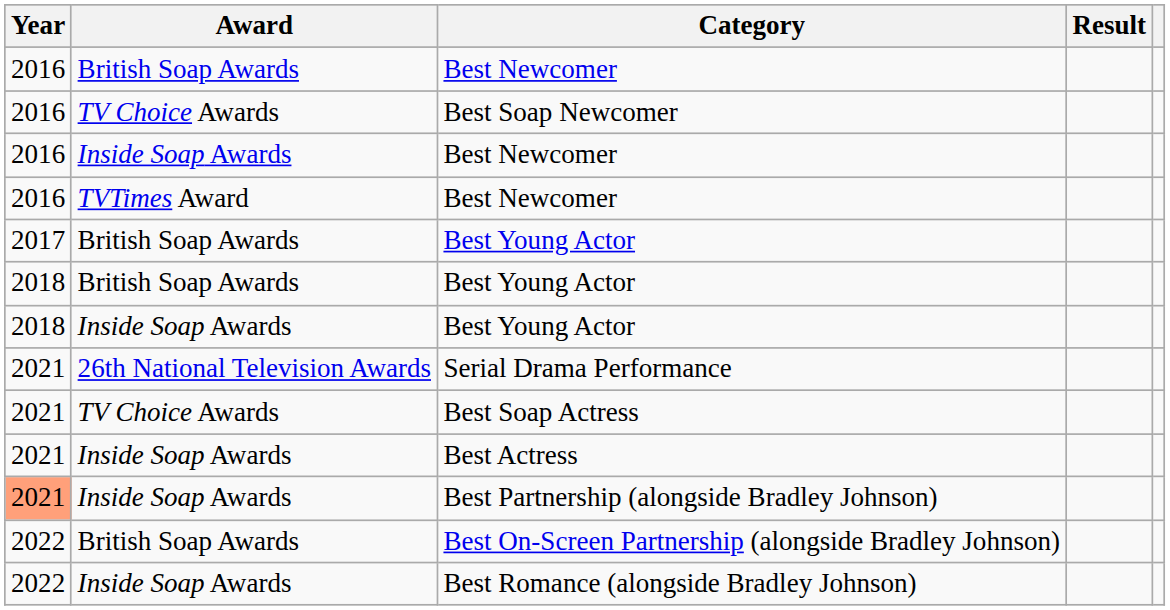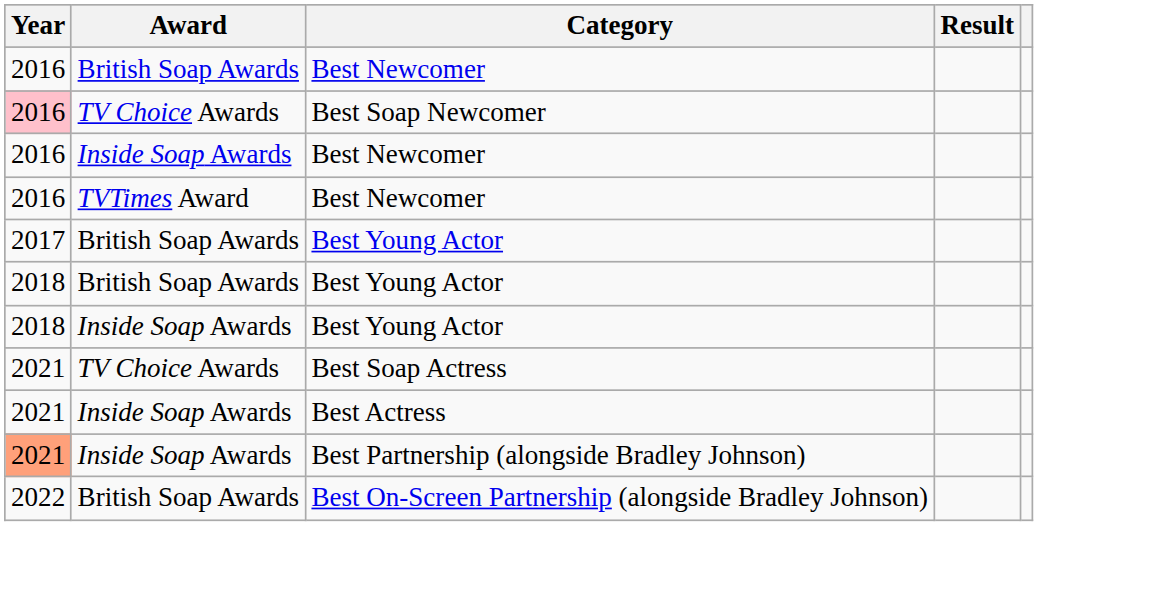(38, 111) no background -> (38, 111) pink background
- row: (254, 369)
- row: (185, 583)
